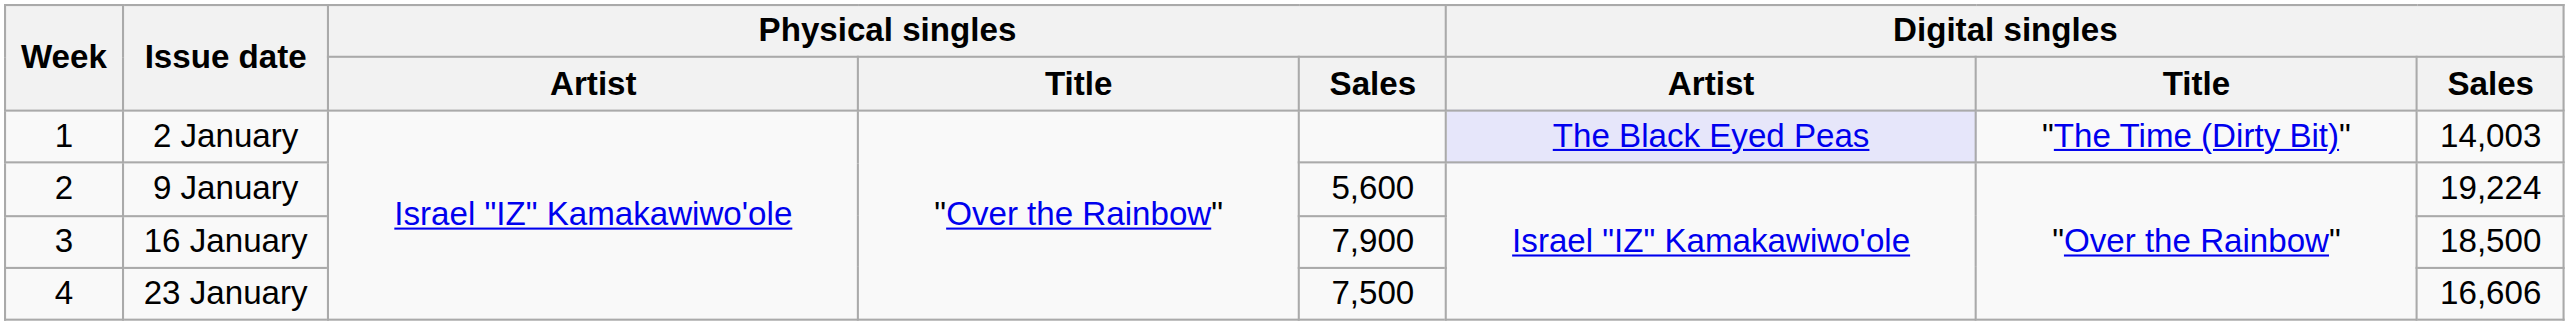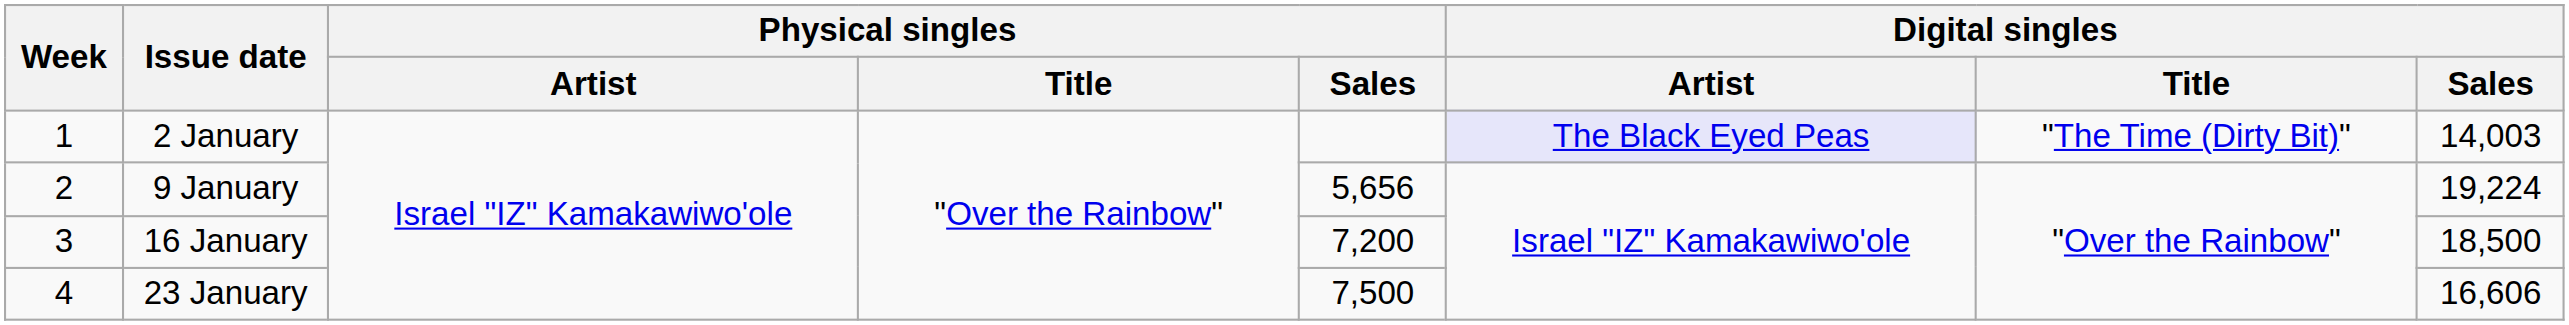(1373, 188) 5,600 -> (1373, 188) 5,656
(1373, 240) 7,900 -> (1373, 240) 7,200
